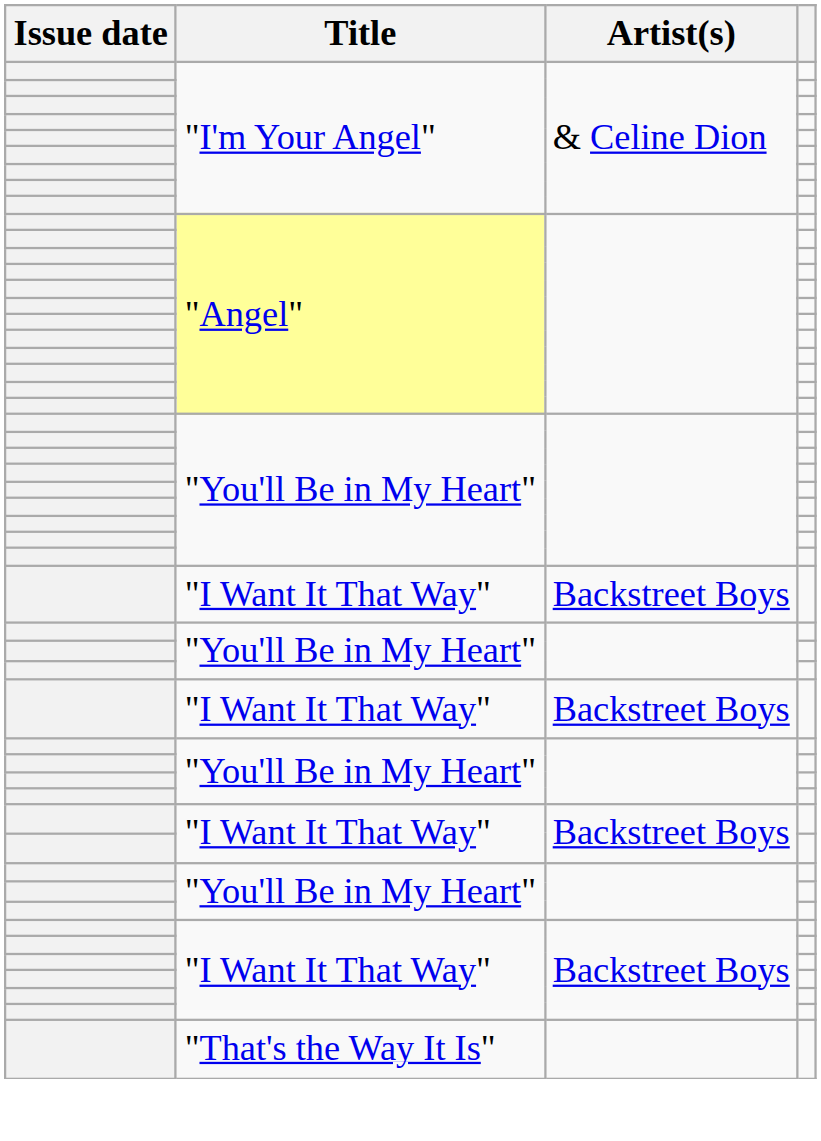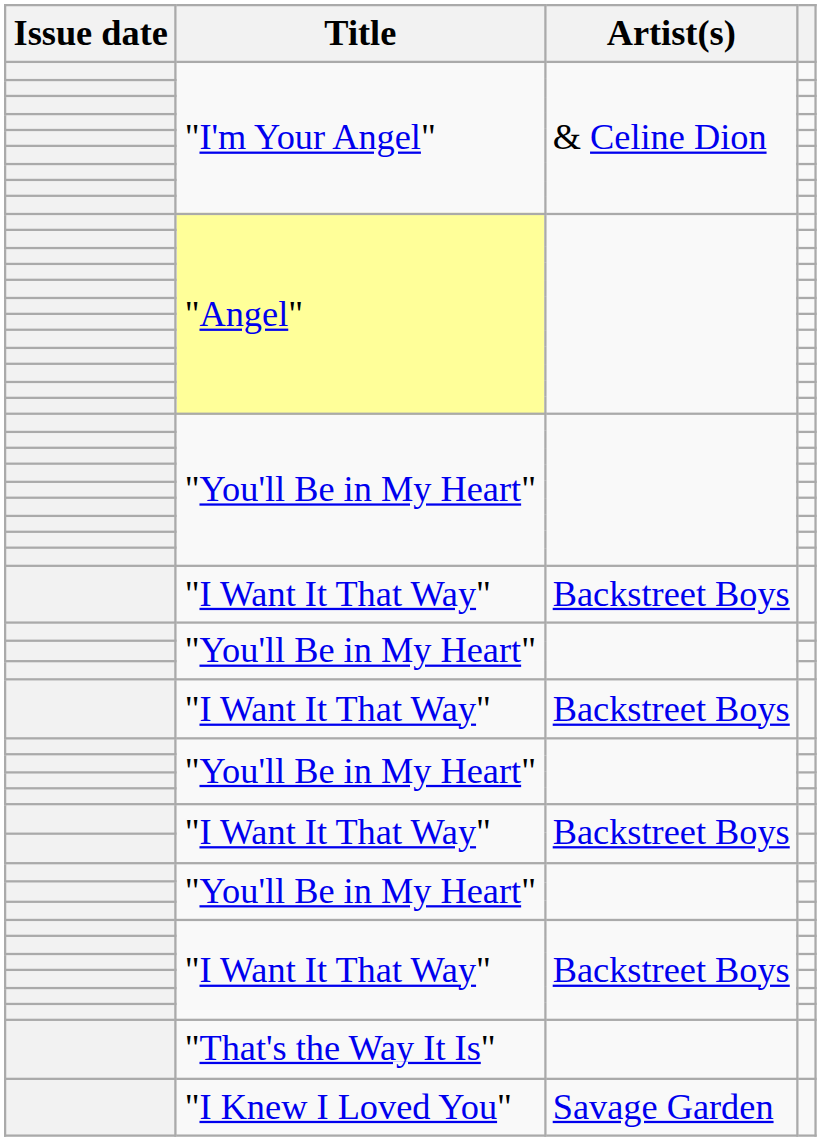+ row: (348, 1106)
